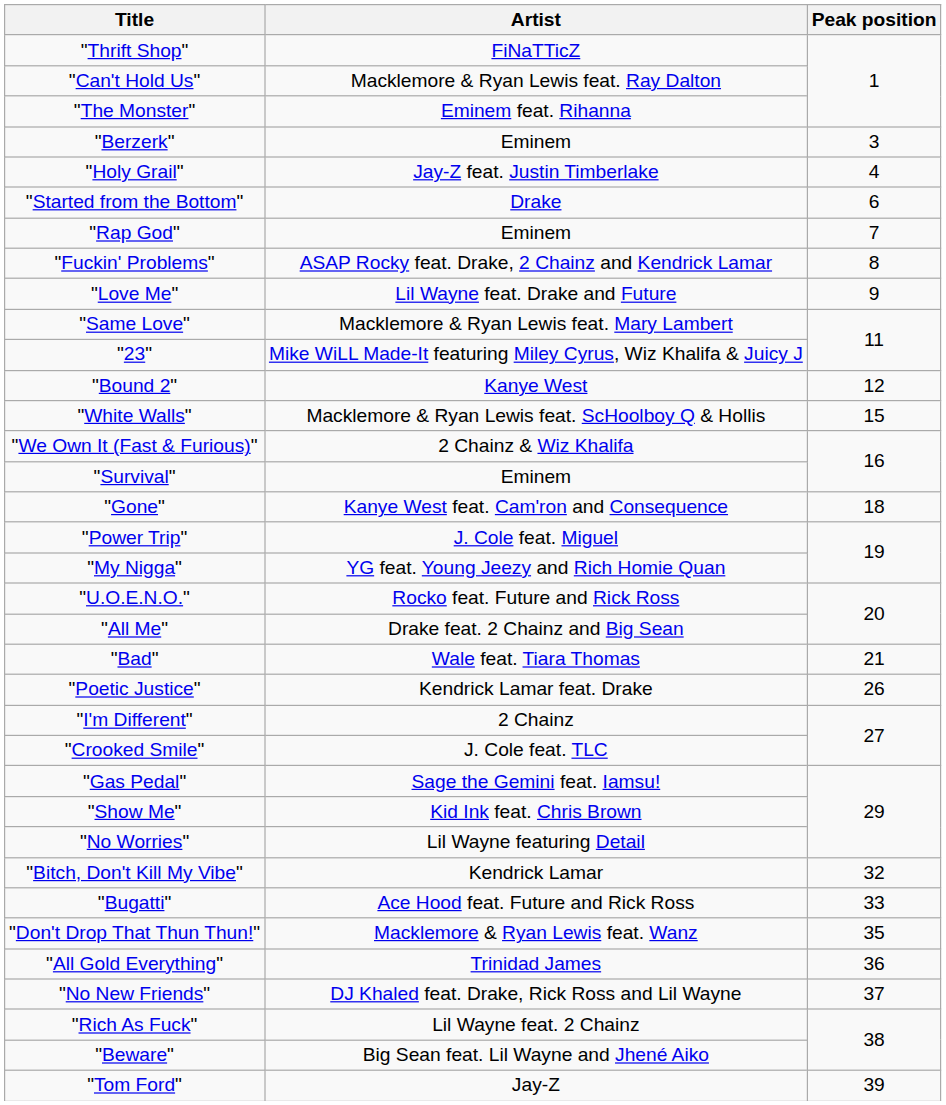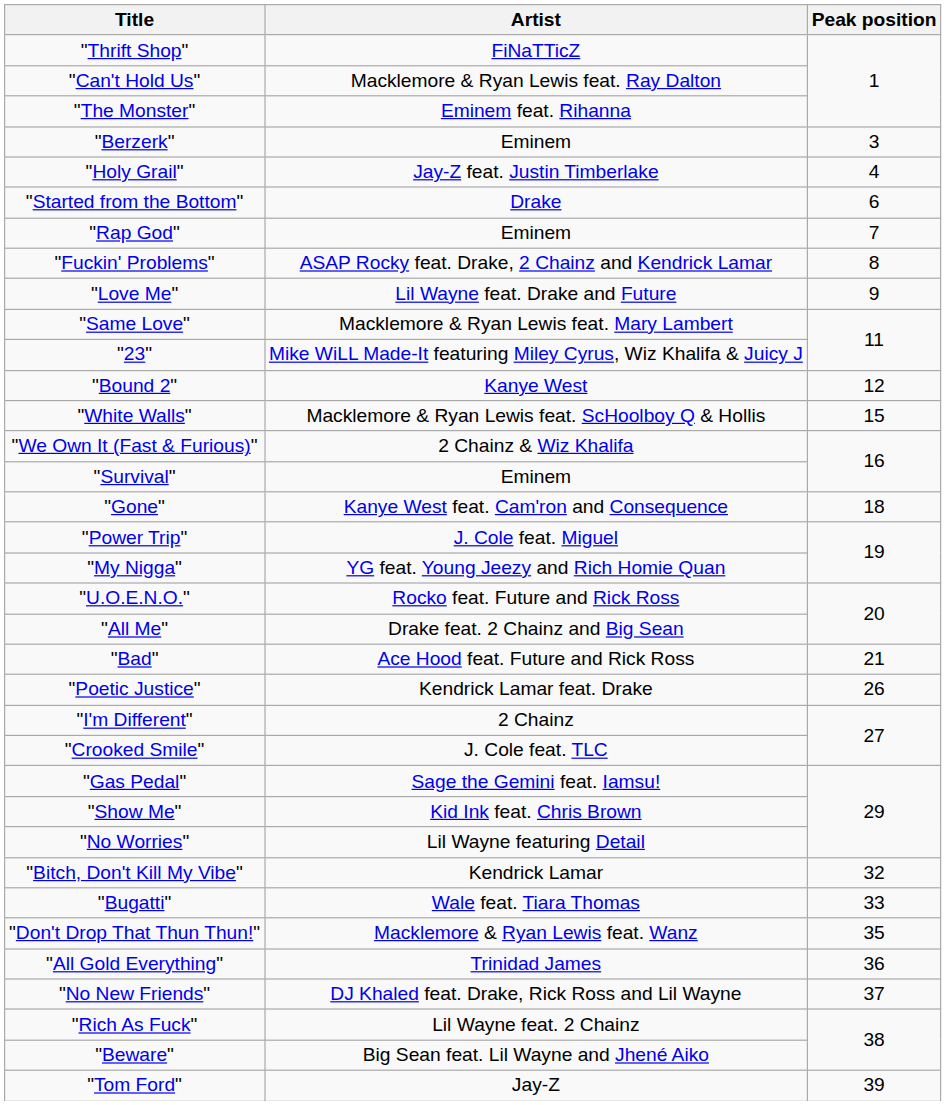(536, 659) Wale feat. Tiara Thomas -> (536, 659) Ace Hood feat. Future and Rick Ross
(536, 902) Ace Hood feat. Future and Rick Ross -> (536, 902) Wale feat. Tiara Thomas
